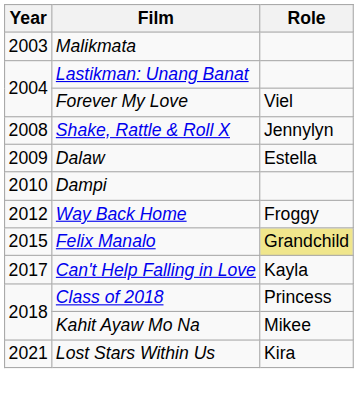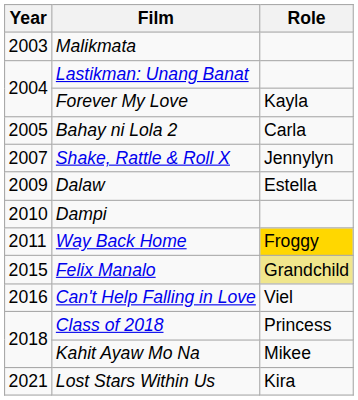(279, 102) Viel -> (286, 102) Kayla
+ row: (117, 130)
(28, 130) 2008 -> (28, 158) 2007
(28, 213) 2012 -> (28, 241) 2011
(291, 213) no background -> (291, 241) gold background
(28, 269) 2017 -> (28, 297) 2016
(286, 269) Kayla -> (279, 297) Viel
